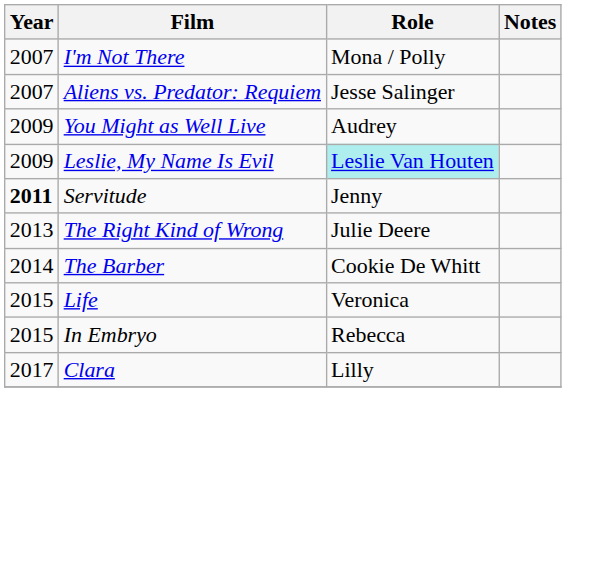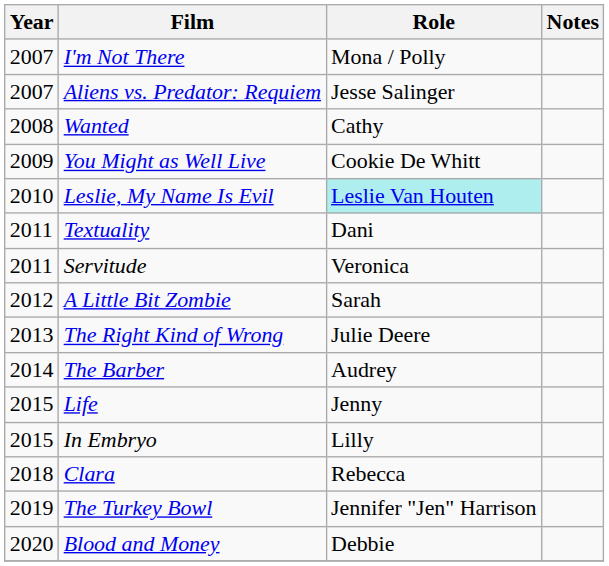+ row: (96, 126)
(364, 126) Audrey -> (406, 160) Cookie De Whitt
(32, 160) 2009 -> (32, 195) 2010
+ row: (107, 230)
(31, 195) bold -> (31, 265) normal
(357, 195) Jenny -> (370, 265) Veronica
+ row: (147, 299)
(406, 265) Cookie De Whitt -> (364, 369) Audrey
(370, 299) Veronica -> (357, 404) Jenny
(368, 334) Rebecca -> (352, 439) Lilly
(32, 369) 2017 -> (32, 473) 2018
(352, 369) Lilly -> (368, 473) Rebecca
+ row: (138, 508)
+ row: (142, 543)
